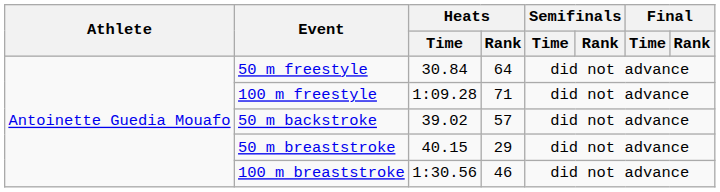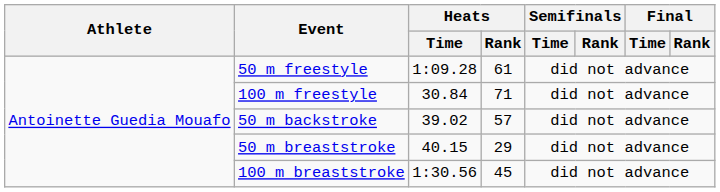(445, 69) 30.84 -> (445, 69) 1:09.28
(503, 69) 64 -> (503, 69) 61
(445, 95) 1:09.28 -> (445, 95) 30.84
(503, 173) 46 -> (503, 173) 45
